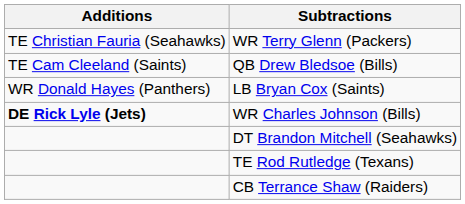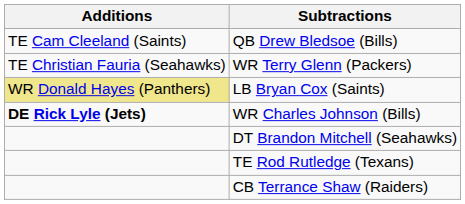rows swapped: (315, 65) <-> (322, 41)
(109, 89) no background -> (109, 89) khaki background
